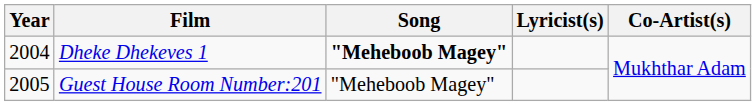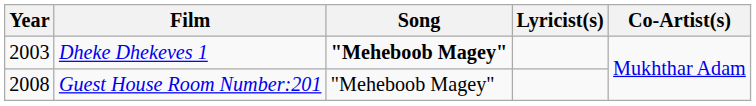(29, 52) 2004 -> (29, 52) 2003
(29, 84) 2005 -> (29, 84) 2008
